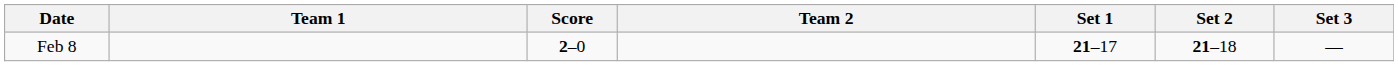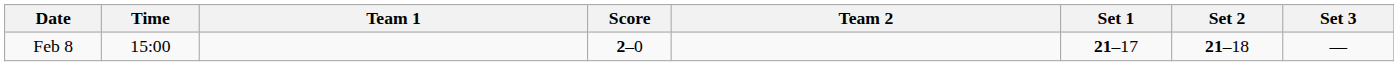+ column: (150, 18)
